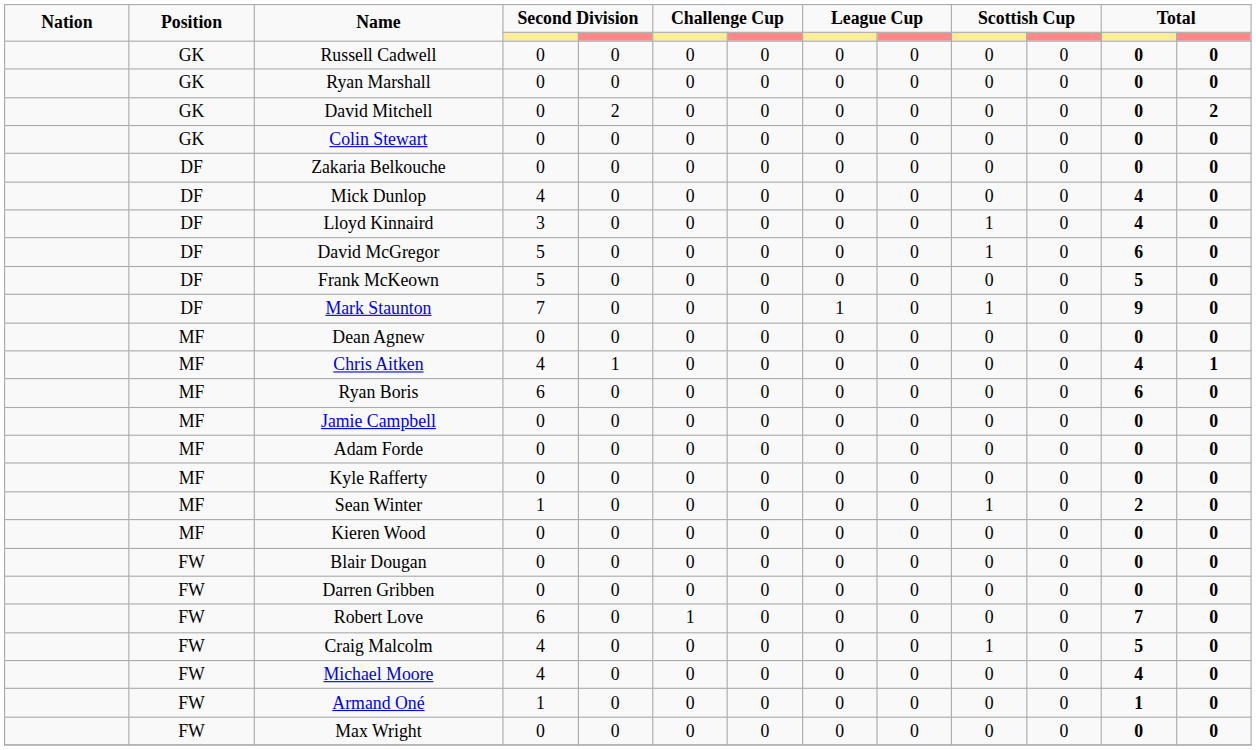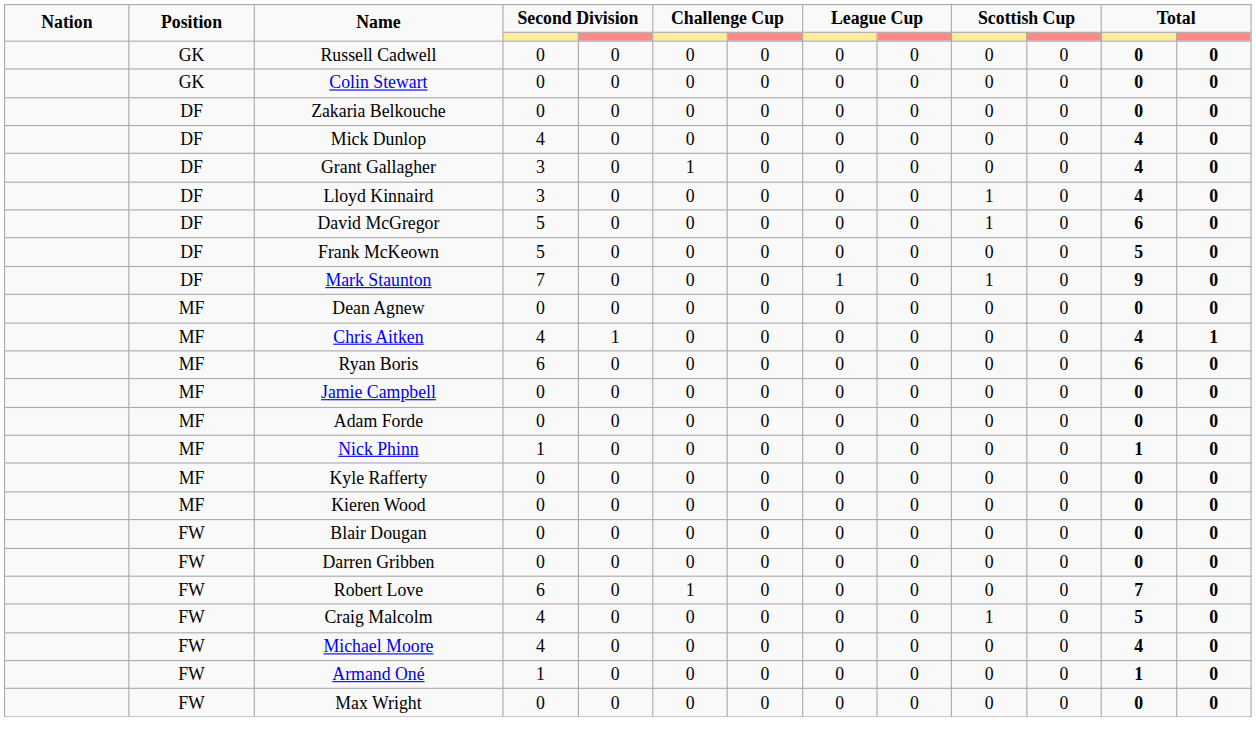- row: (378, 83)
- row: (378, 111)
+ row: (378, 167)
+ row: (378, 449)
- row: (378, 505)
